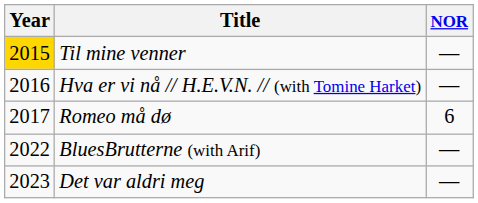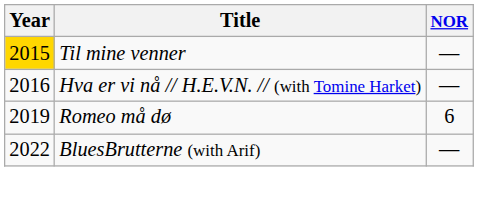(30, 117) 2017 -> (30, 117) 2019
- row: (132, 181)
